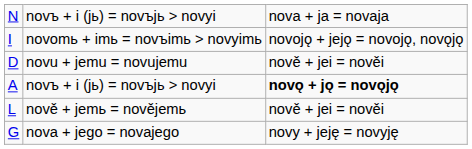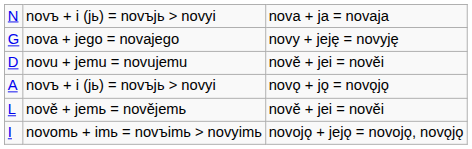rows swapped: (14, 132) <-> (10, 39)
(334, 86) bold -> (329, 86) normal
